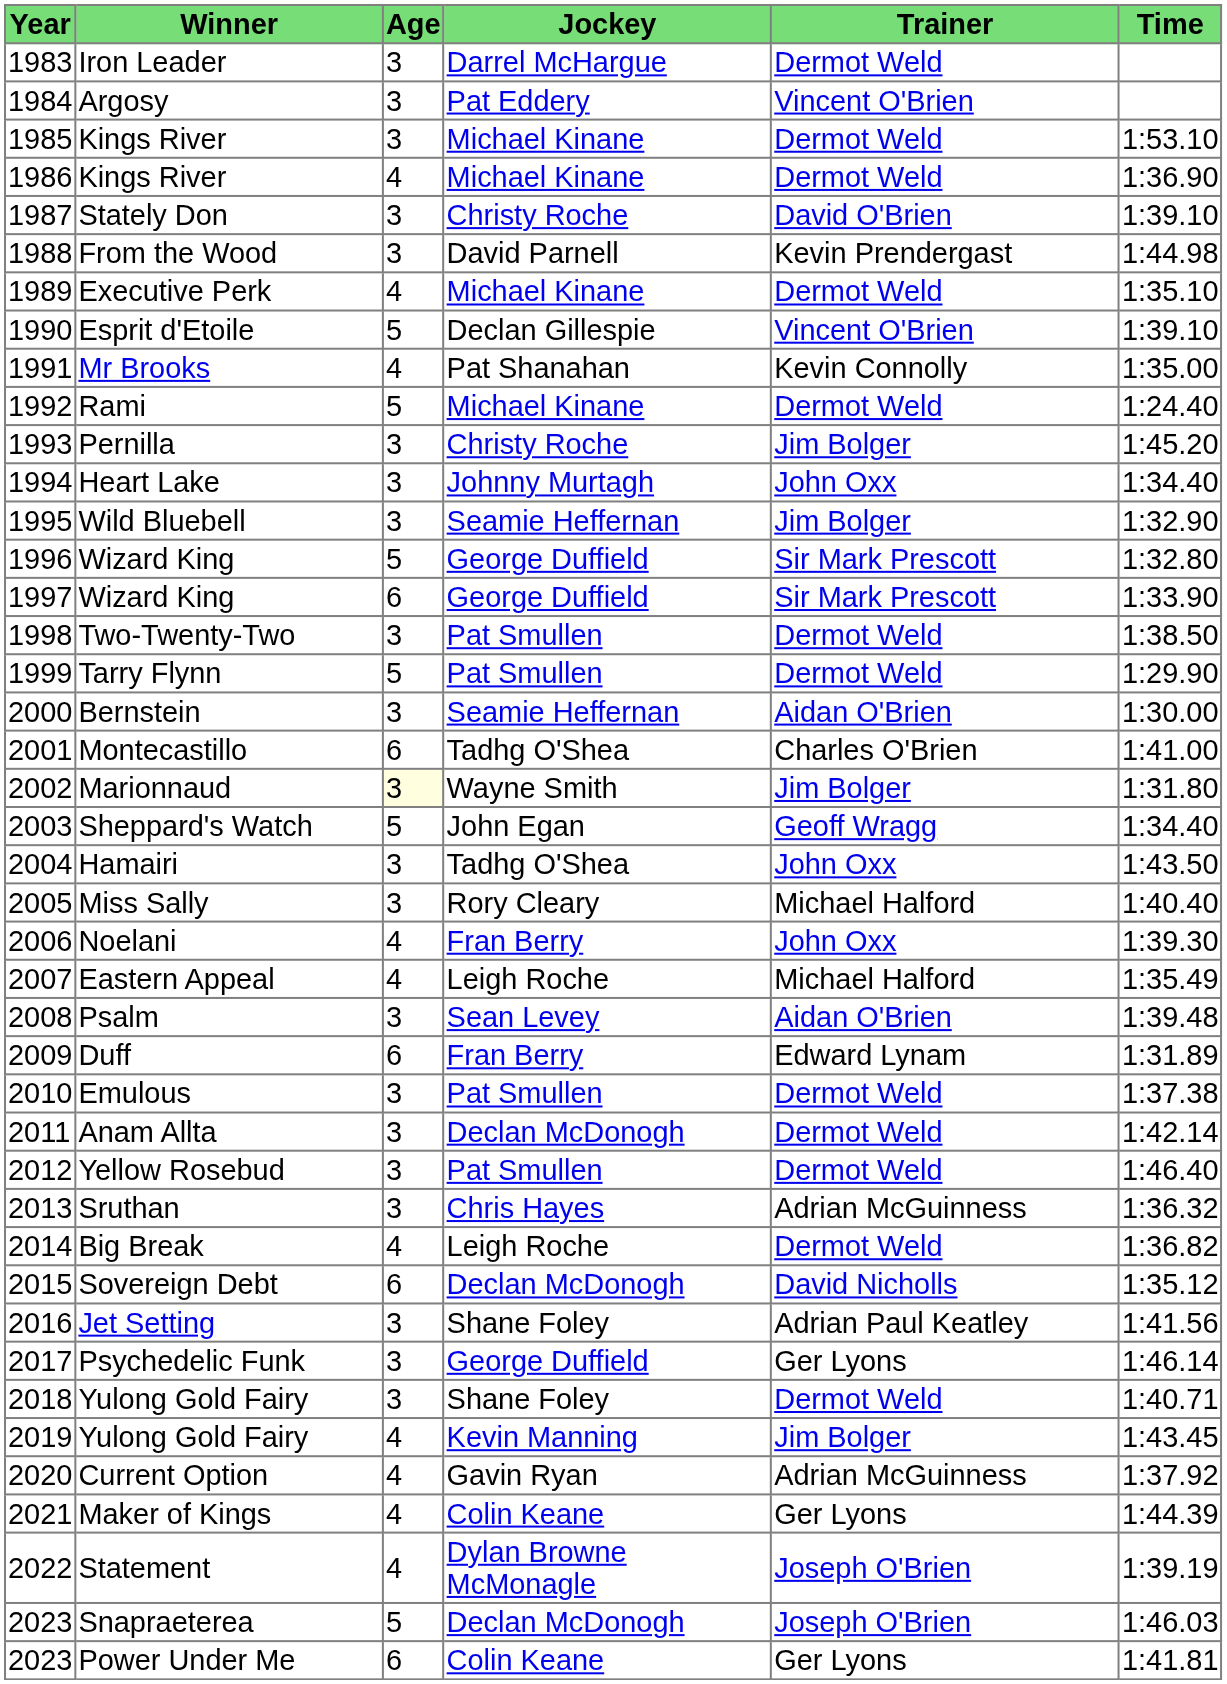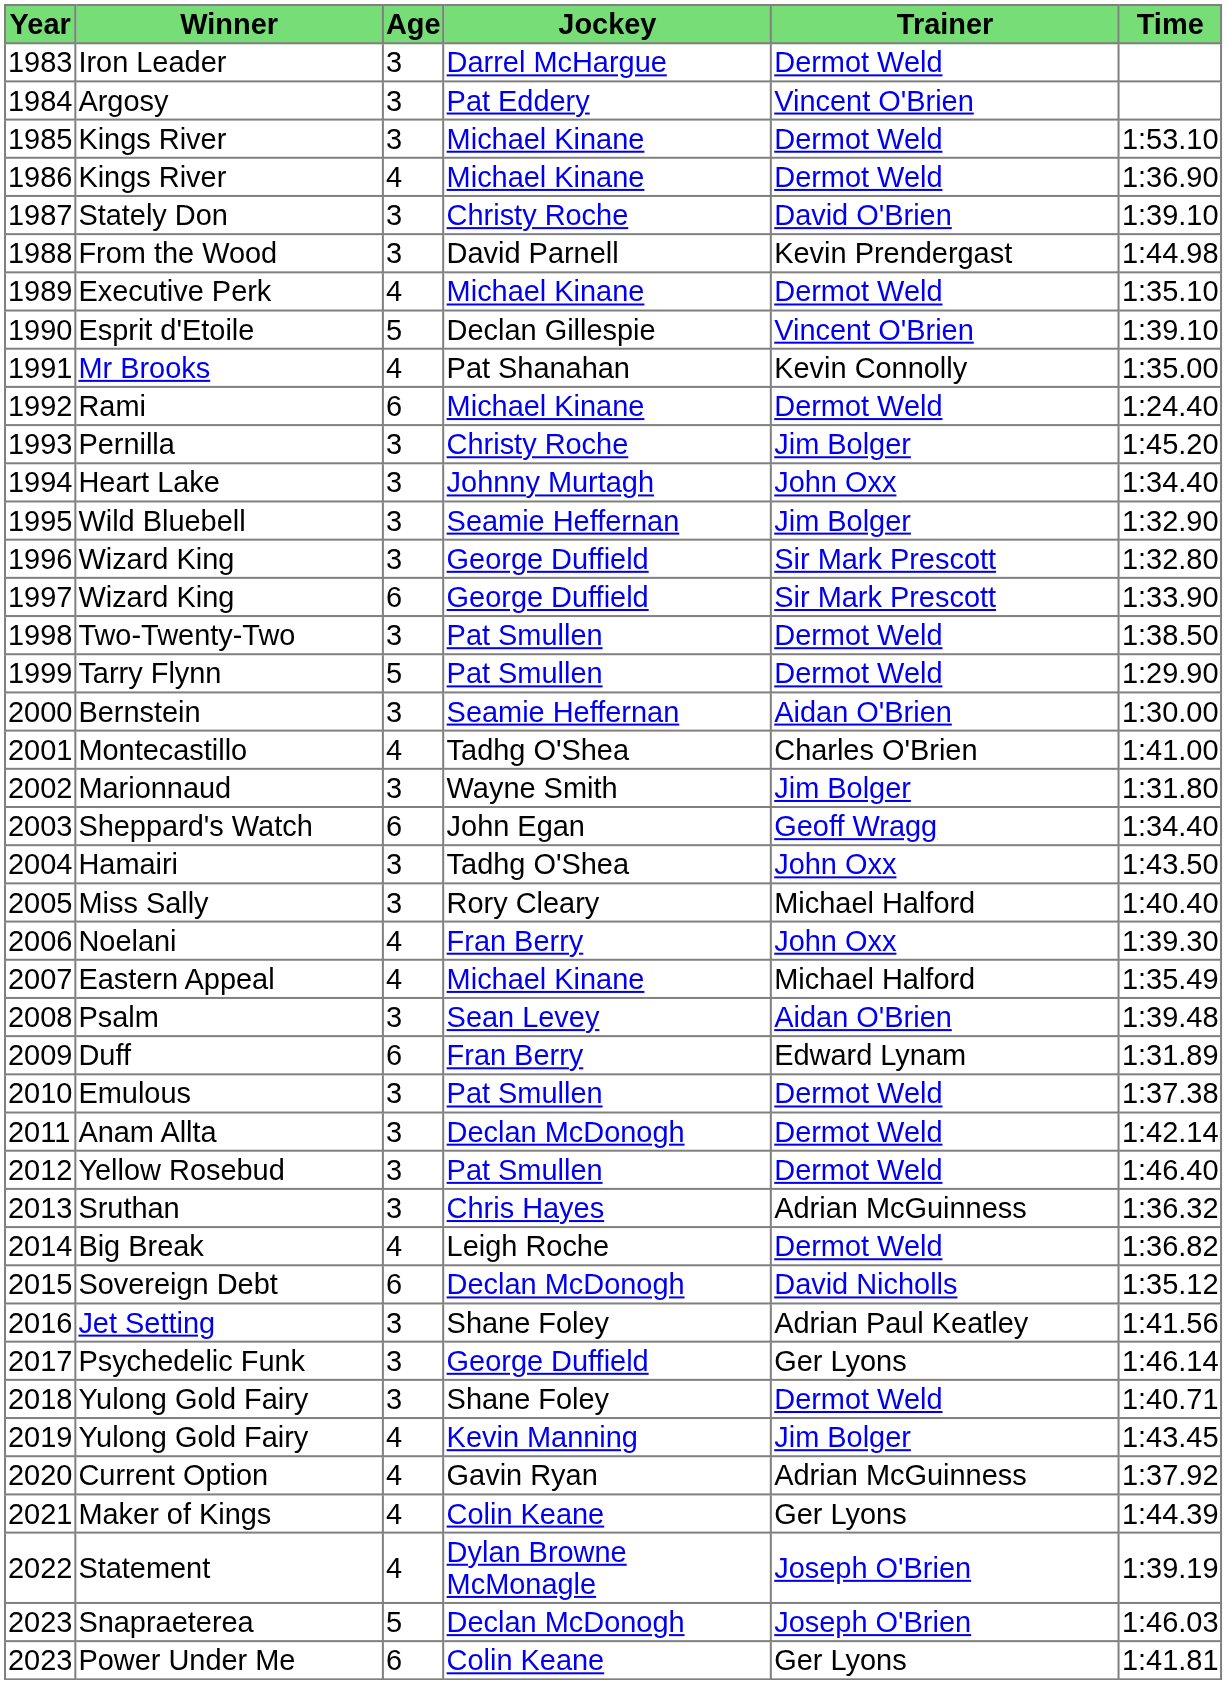(394, 406) 5 -> (394, 406) 6
(394, 559) 5 -> (394, 559) 3
(394, 750) 6 -> (394, 750) 4
(394, 788) lightyellow background -> (394, 788) no background
(394, 826) 5 -> (394, 826) 6
(528, 979) Leigh Roche -> (546, 979) Michael Kinane
